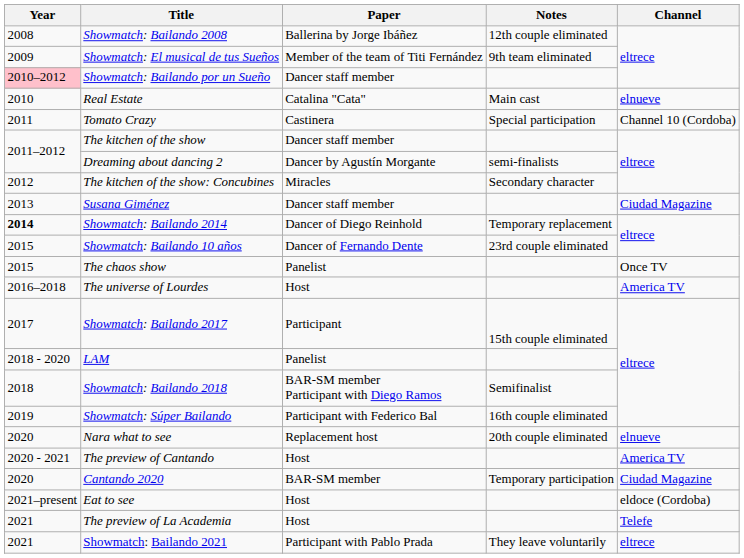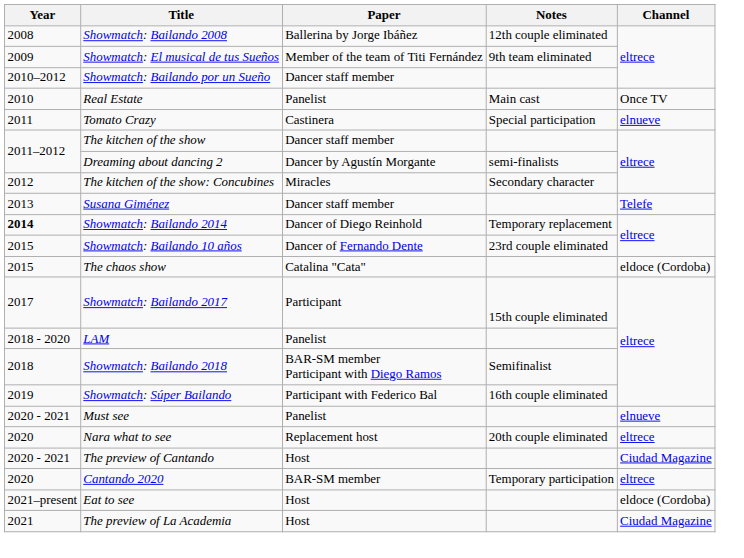(37, 77) pink background -> (37, 77) no background
(325, 98) Catalina "Cata" -> (306, 98) Panelist
(640, 98) elnueve -> (644, 98) Once TV
(678, 119) Channel 10 (Cordoba) -> (640, 119) elnueve
(666, 203) Ciudad Magazine -> (636, 203) Telefe
(306, 266) Panelist -> (325, 266) Catalina "Cata"
(644, 266) Once TV -> (665, 266) eldoce (Cordoba)
- row: (146, 287)
+ row: (106, 416)
(640, 437) elnueve -> (637, 437) eltrece
(652, 458) America TV -> (666, 458) Ciudad Magazine
(666, 479) Ciudad Magazine -> (637, 479) eltrece
(636, 521) Telefe -> (666, 521) Ciudad Magazine
- row: (155, 542)
